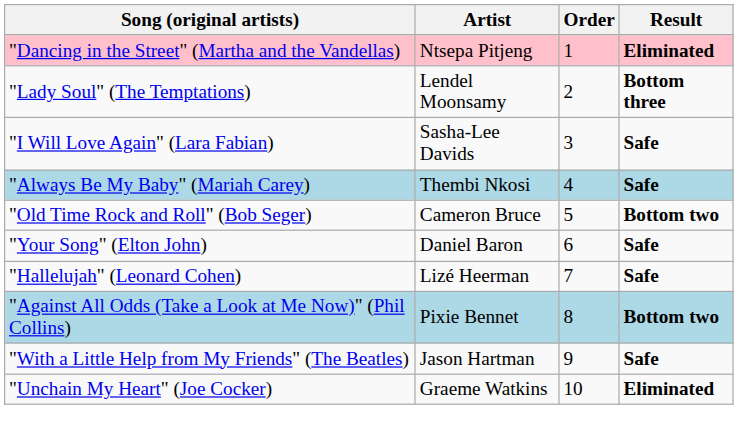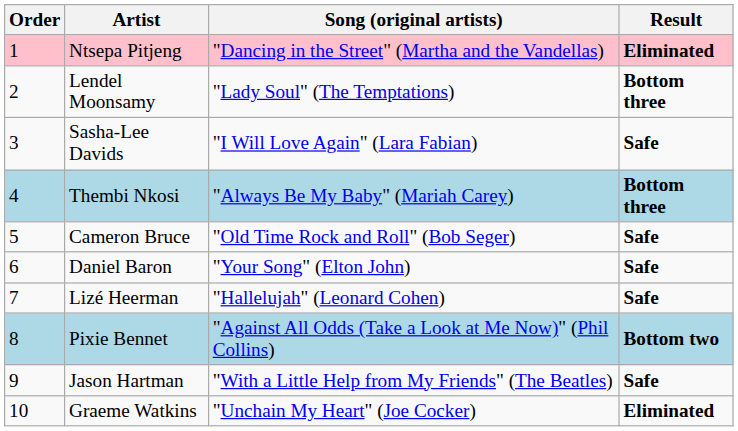columns swapped: (589, 19) <-> (210, 19)
(641, 184) Safe -> (654, 195) Bottom three
(671, 215) Bottom two -> (641, 236) Safe
